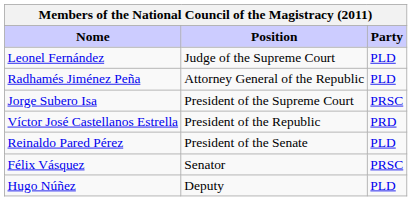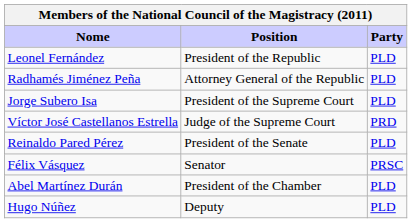(260, 57) Judge of the Supreme Court -> (252, 57) President of the Republic
(387, 100) PRSC -> (383, 100) PLD
(252, 121) President of the Republic -> (260, 121) Judge of the Supreme Court
+ row: (65, 185)
